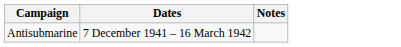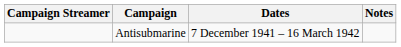+ column: (58, 13)
